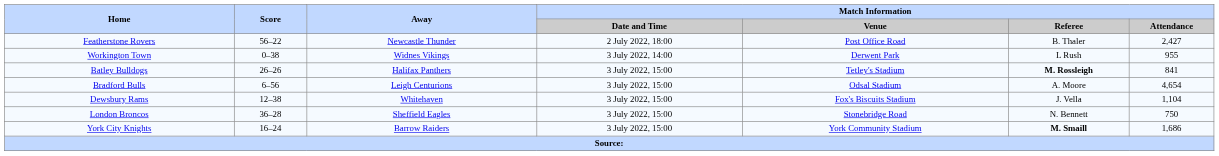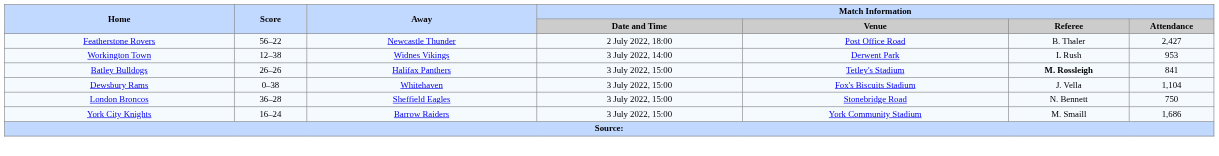(270, 55) 0–38 -> (270, 55) 12–38
(1172, 55) 955 -> (1172, 55) 953
- row: (119, 85)
(270, 99) 12–38 -> (270, 85) 0–38
(1069, 128) bold -> (1069, 114) normal
